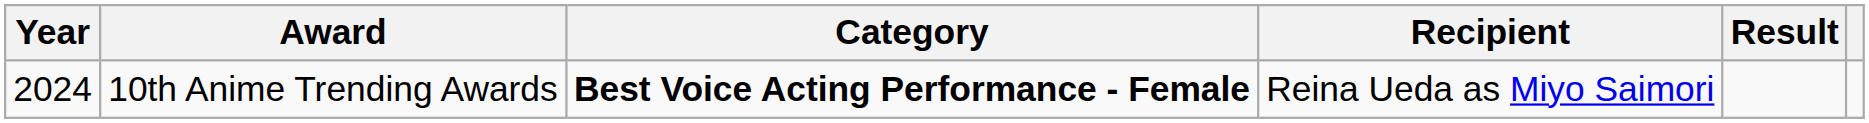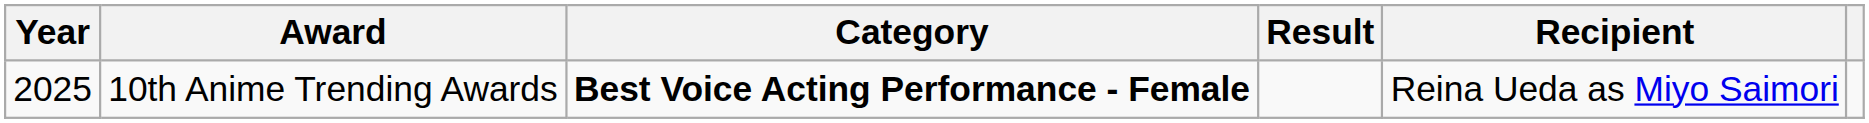columns swapped: (1490, 32) <-> (1785, 32)
(53, 88) 2024 -> (53, 88) 2025
